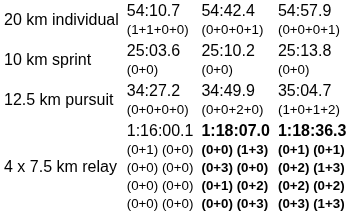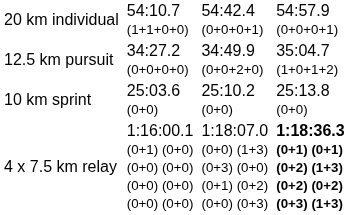rows swapped: (48, 60) <-> (59, 100)
(236, 166) bold -> (235, 166) normal
